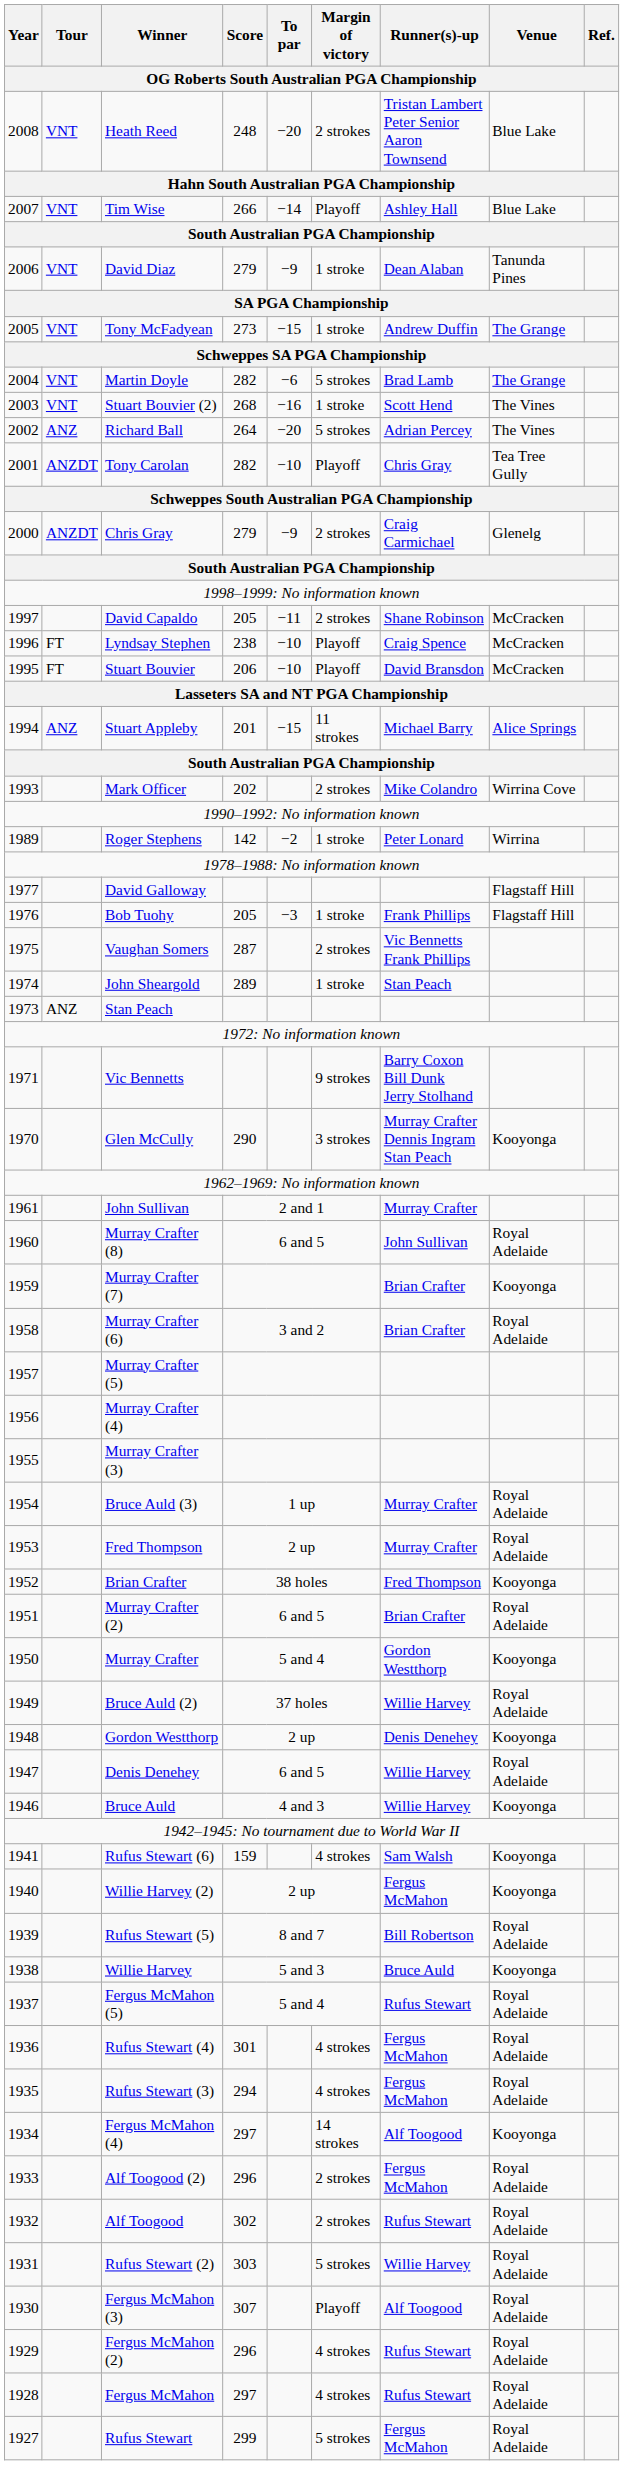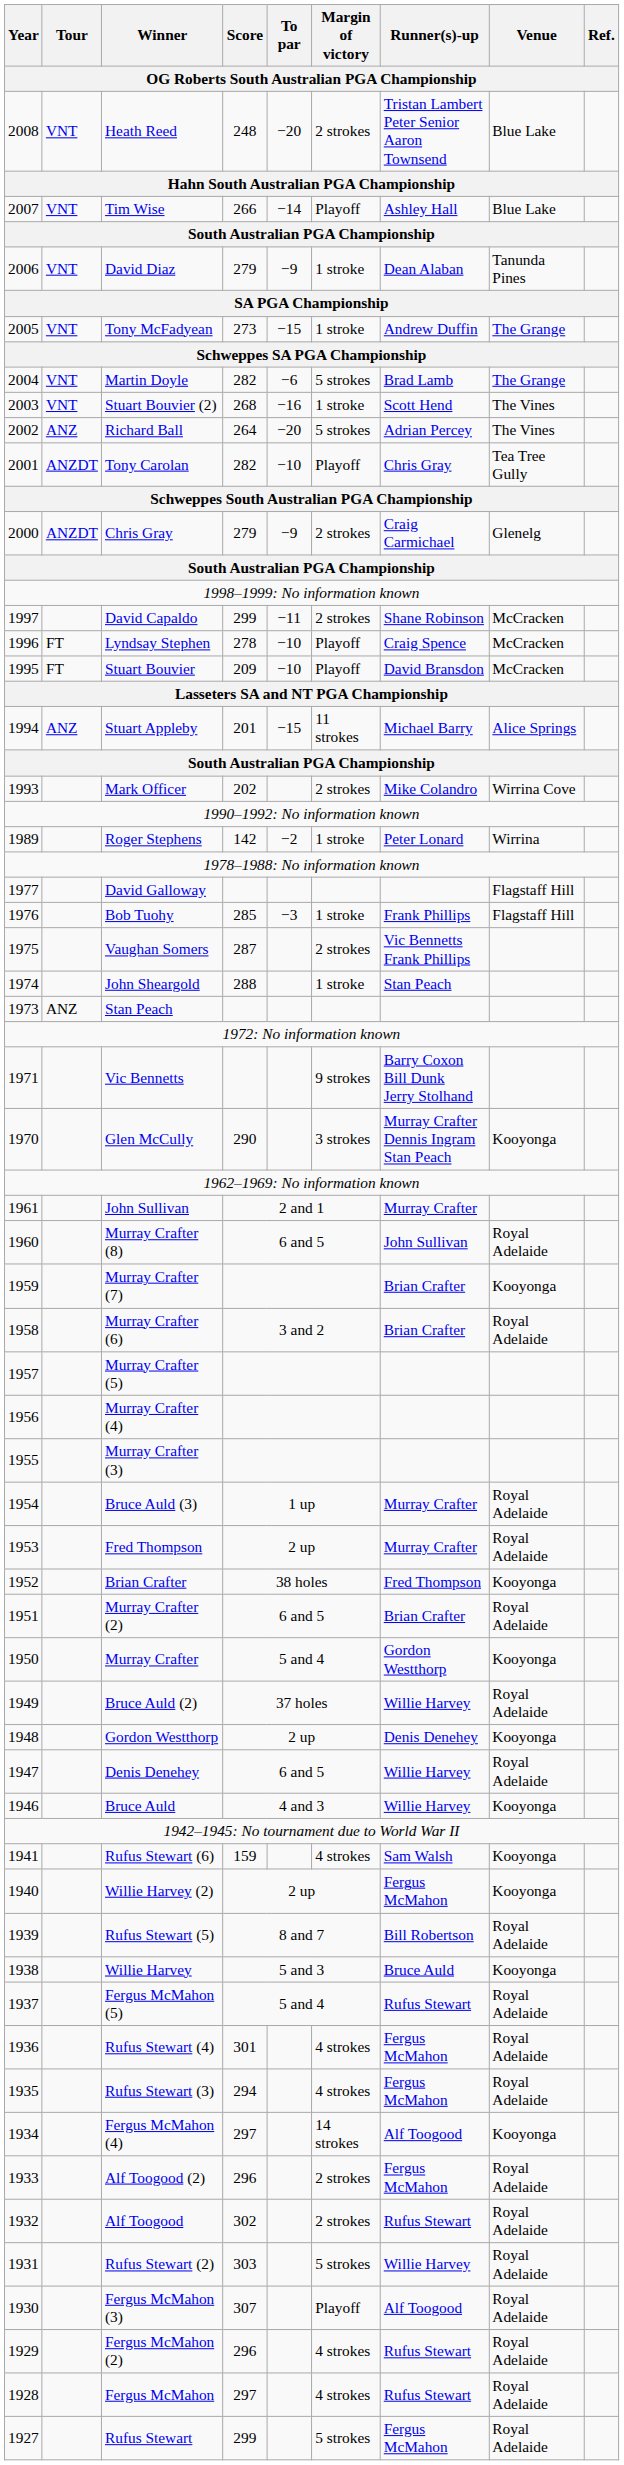(245, 618) 205 -> (245, 618) 299
(245, 643) 238 -> (245, 643) 278
(245, 669) 206 -> (245, 669) 209
(245, 915) 205 -> (245, 915) 285
(245, 983) 289 -> (245, 983) 288
